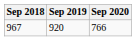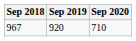(99, 28) 766 -> (99, 28) 710
